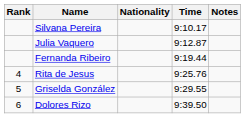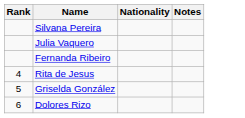- column: (190, 12)
